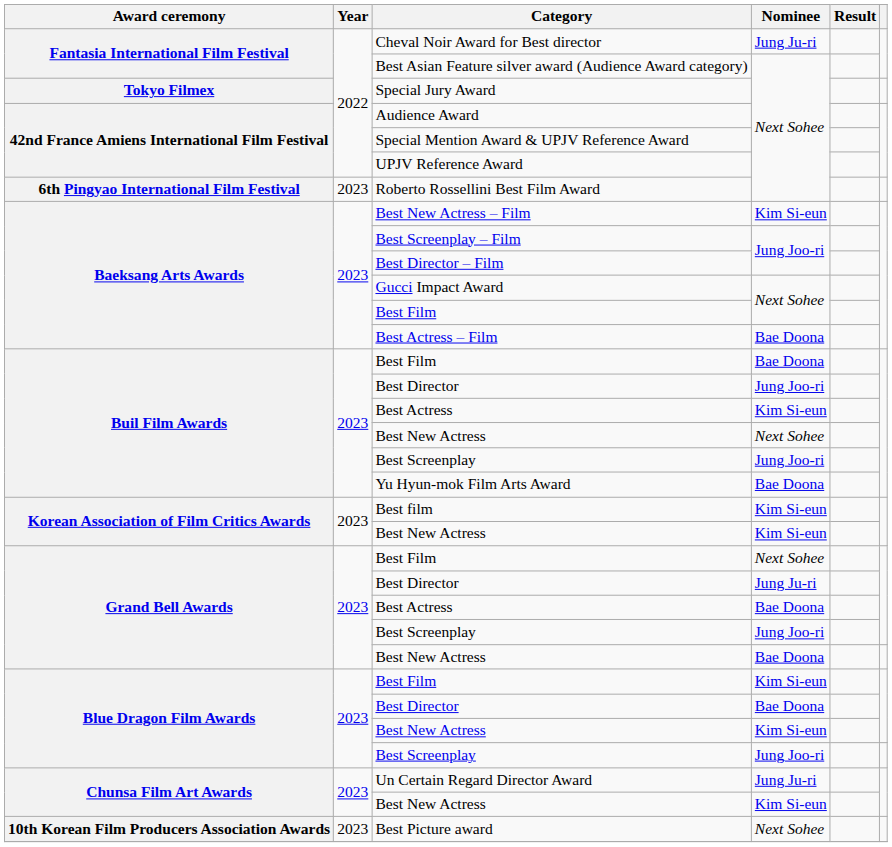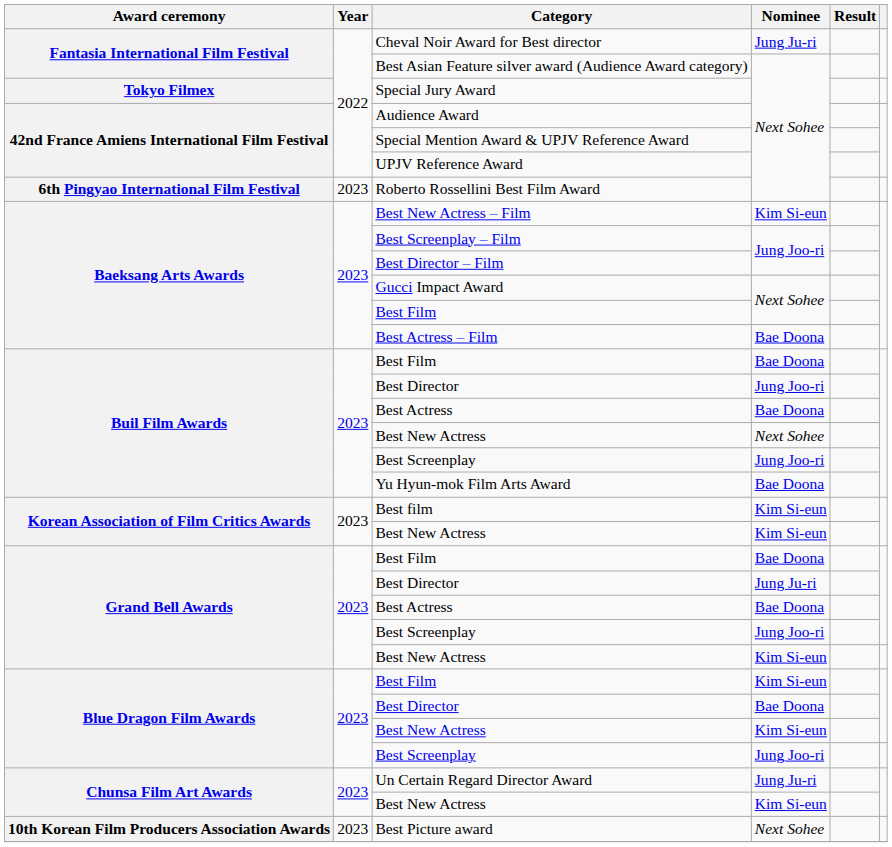(791, 410) Kim Si-eun -> (790, 410) Bae Doona
(790, 558) Next Sohee -> (790, 558) Bae Doona
(790, 656) Bae Doona -> (791, 656) Kim Si-eun
